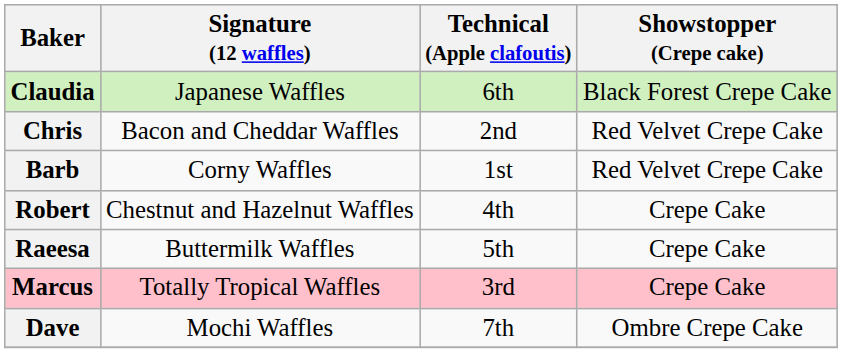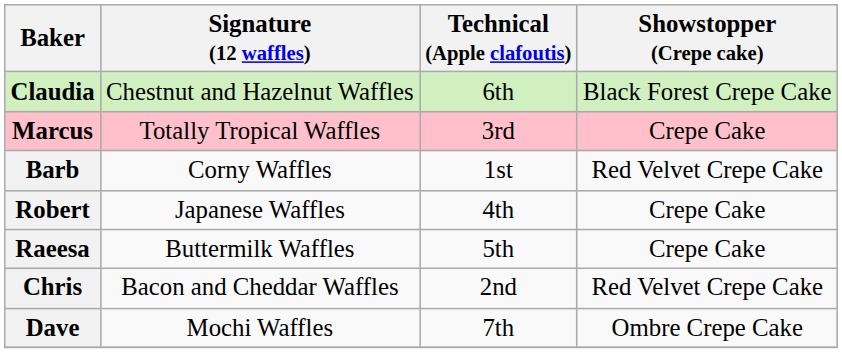(260, 91) Japanese Waffles -> (260, 91) Chestnut and Hazelnut Waffles
rows swapped: (53, 130) <-> (53, 288)
(260, 209) Chestnut and Hazelnut Waffles -> (260, 209) Japanese Waffles
